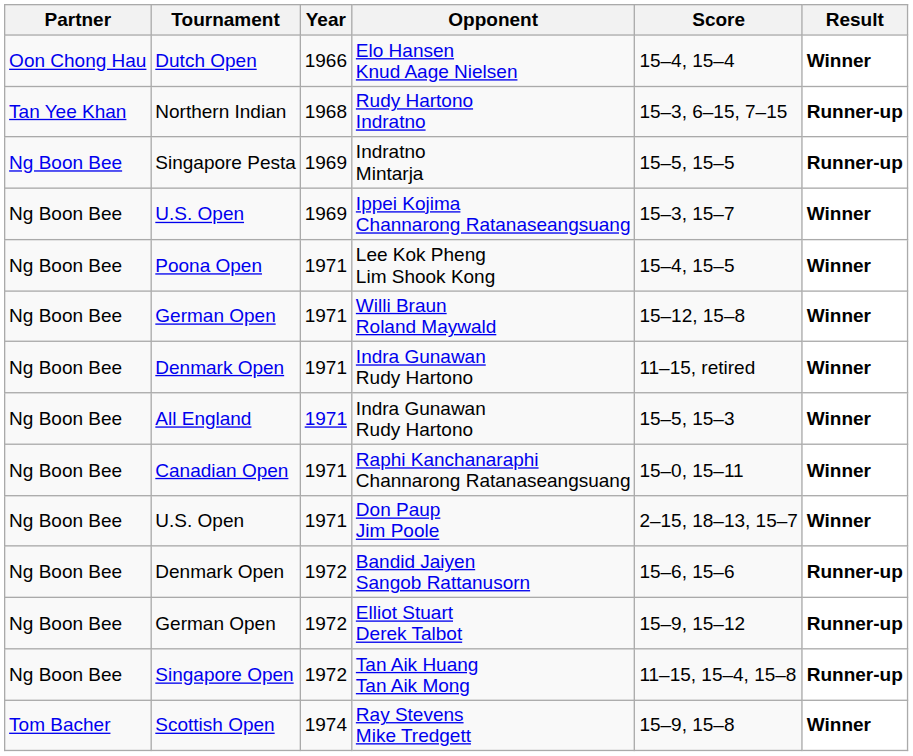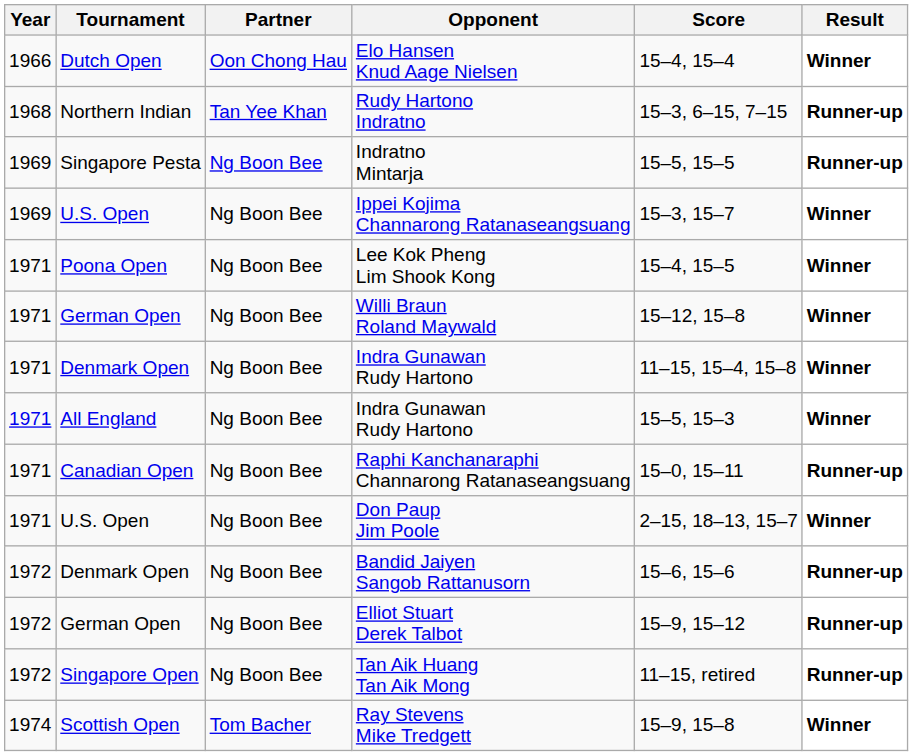columns swapped: (326, 20) <-> (78, 20)
(697, 368) 11–15, retired -> (718, 368) 11–15, 15–4, 15–8
(839, 470) Winner -> (855, 470) Runner-up
(718, 674) 11–15, 15–4, 15–8 -> (697, 674) 11–15, retired
